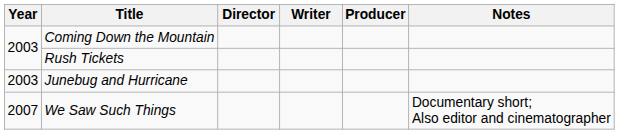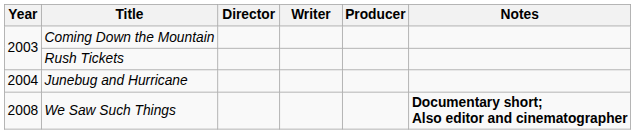(23, 80) 2003 -> (23, 80) 2004
(23, 110) 2007 -> (23, 110) 2008
(511, 110) normal -> (520, 110) bold
